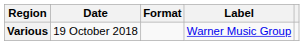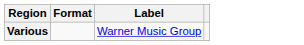- column: (96, 13)
